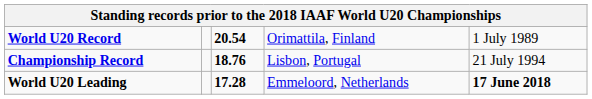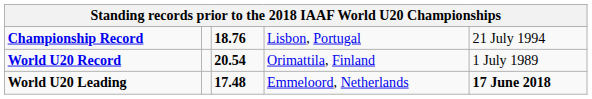rows swapped: (64, 37) <-> (76, 60)
(230, 82) 17.28 -> (230, 82) 17.48
